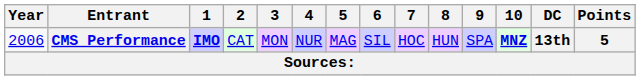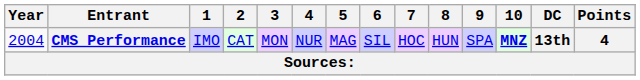(26, 40) 2006 -> (26, 40) 2004
(206, 40) bold -> (206, 40) normal
(604, 40) 5 -> (604, 40) 4
